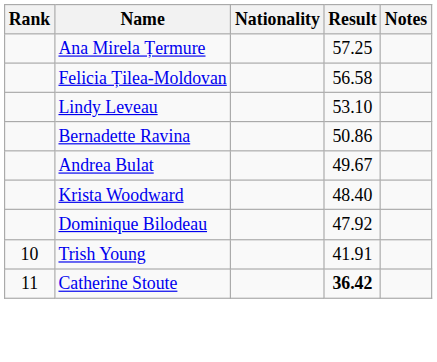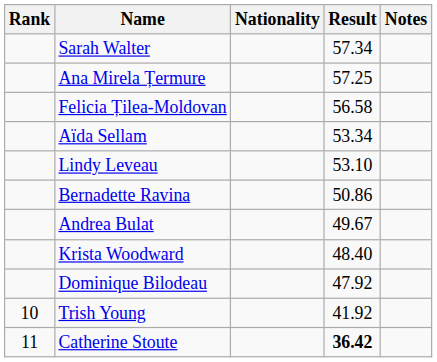+ row: (104, 48)
+ row: (103, 136)
(352, 253) 41.91 -> (352, 312) 41.92
